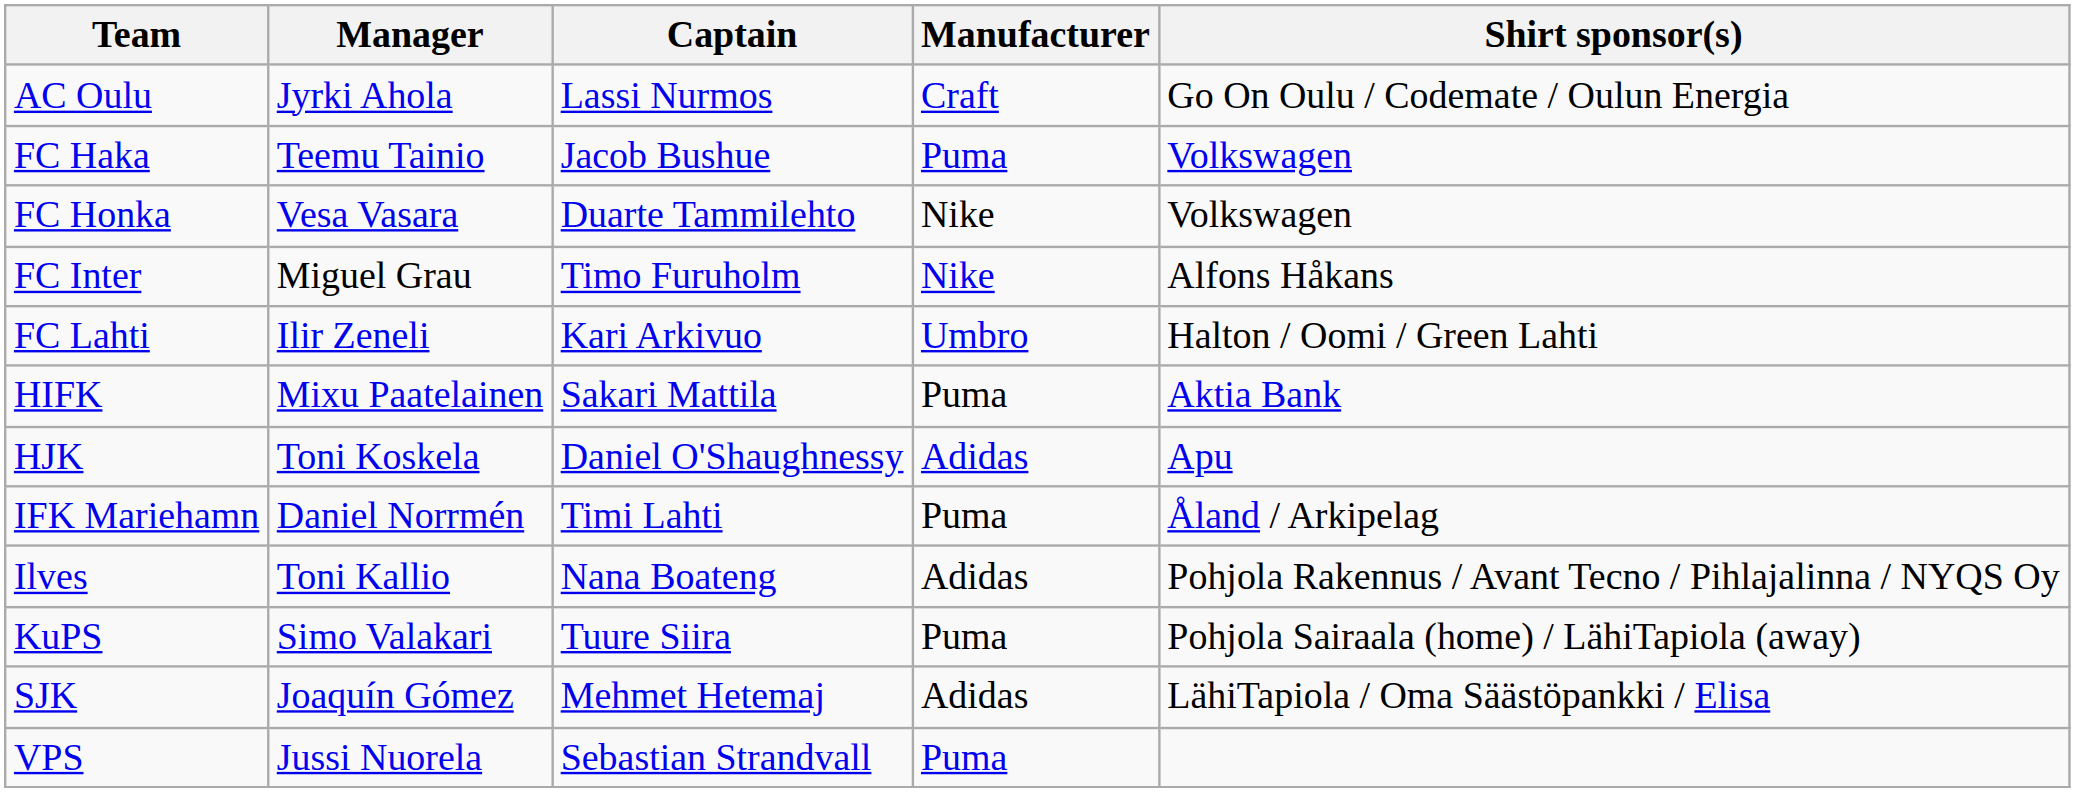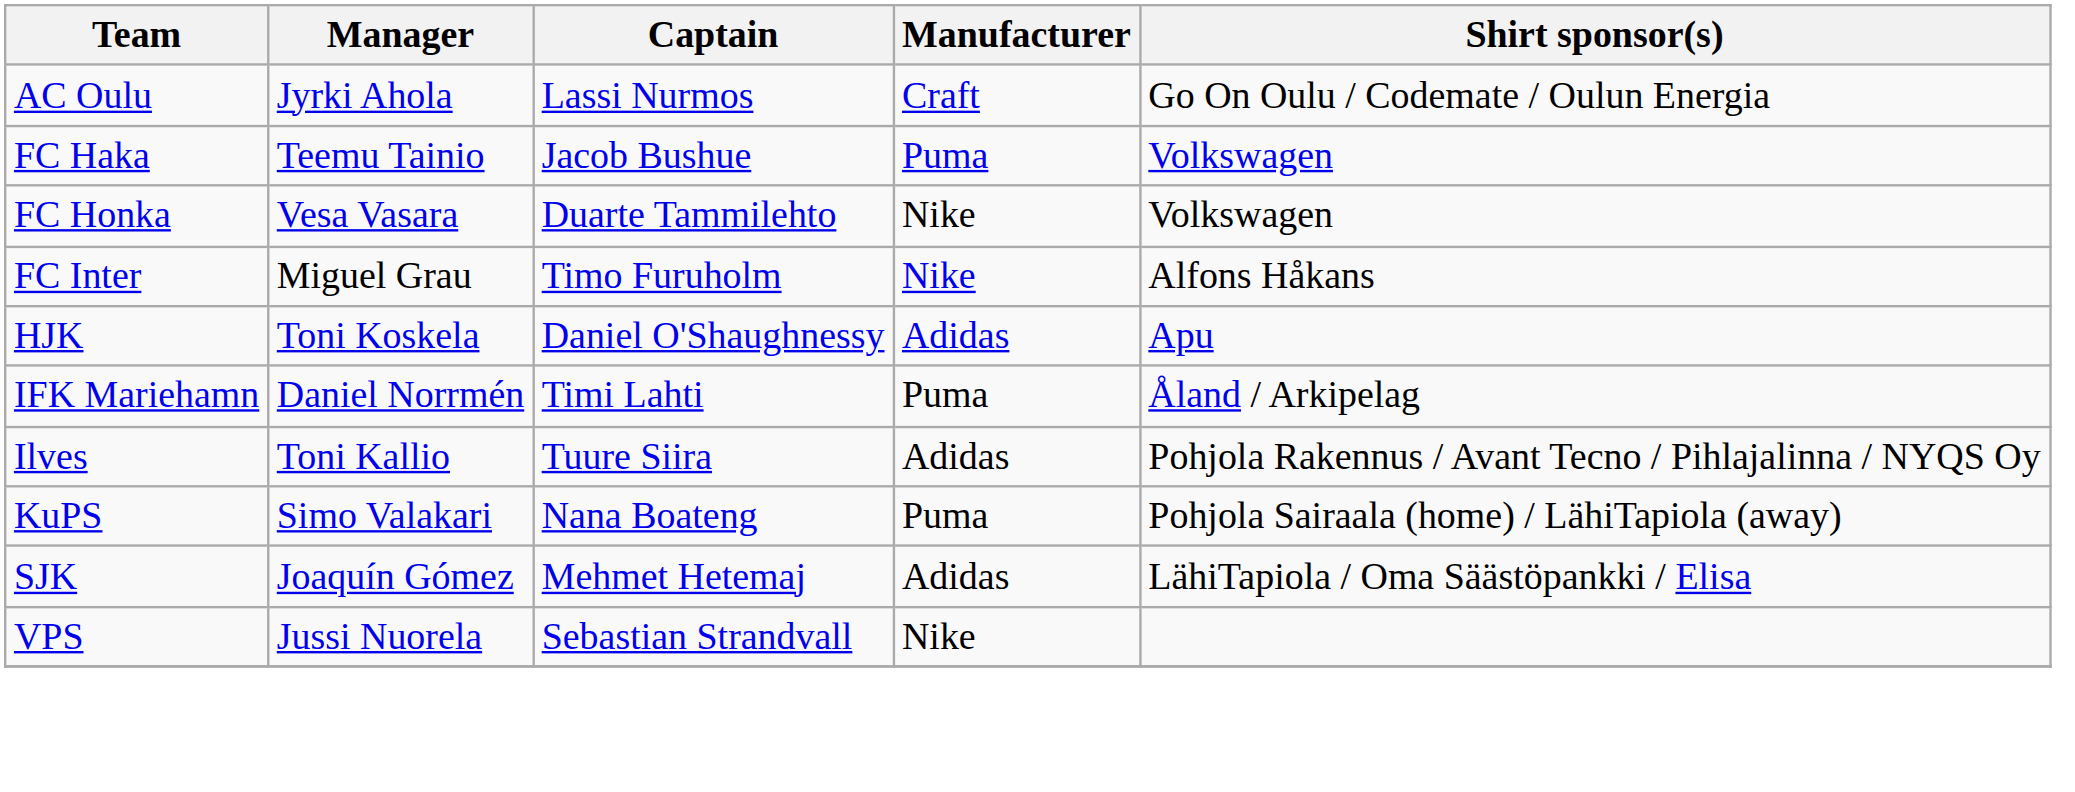- row: (82, 335)
- row: (58, 395)
(669, 575) Nana Boateng -> (627, 455) Tuure Siira
(646, 635) Tuure Siira -> (650, 515) Nana Boateng
(964, 756) Puma -> (939, 635) Nike
